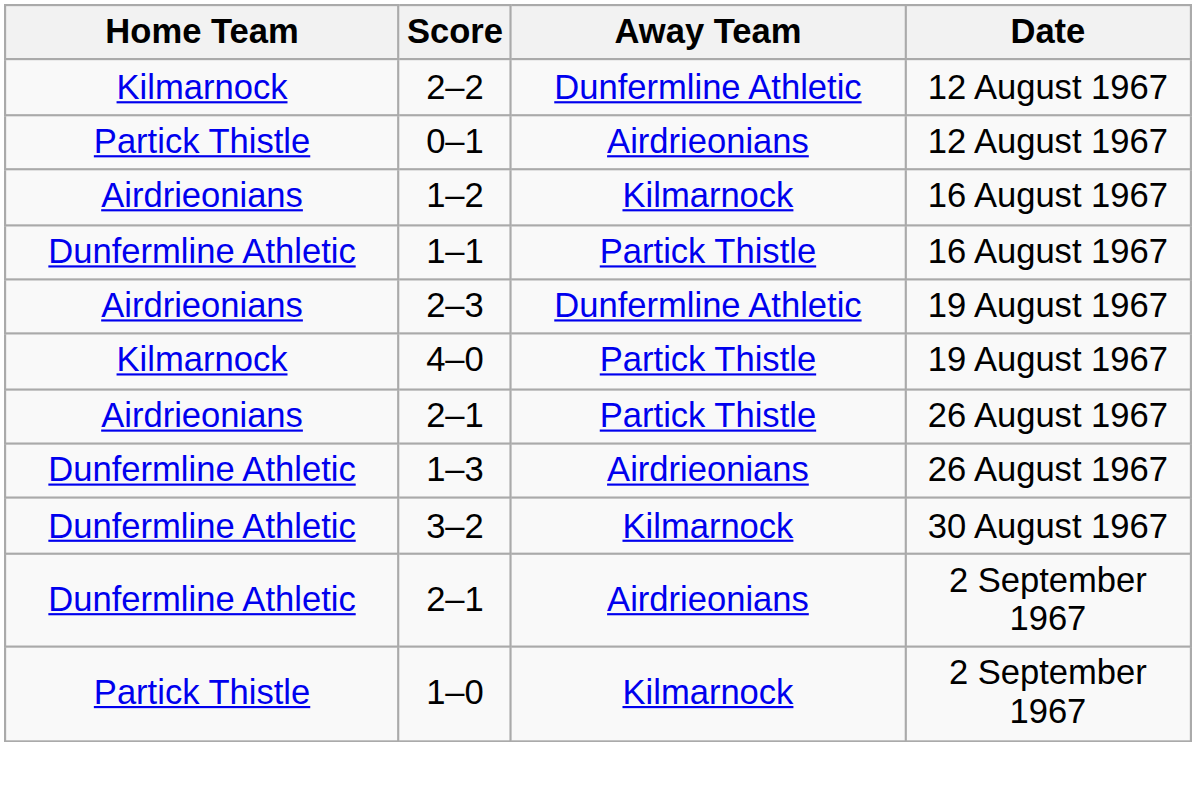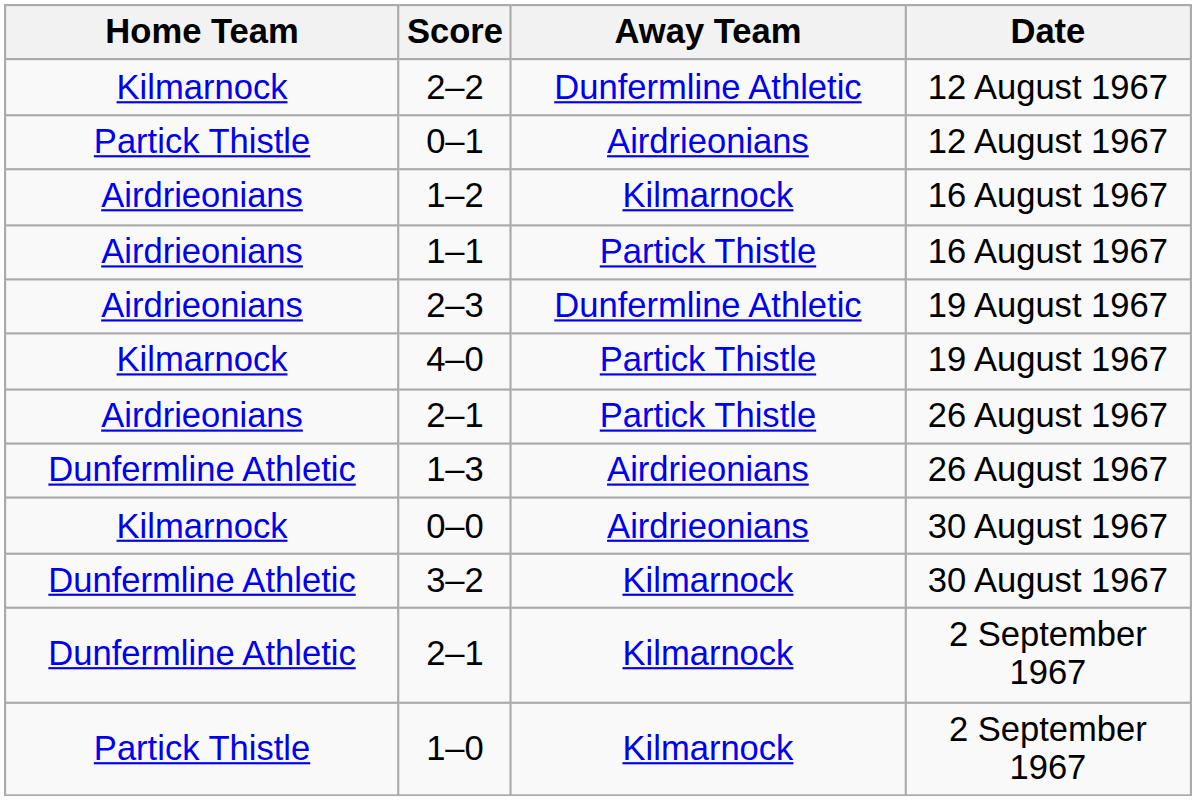(202, 251) Dunfermline Athletic -> (202, 251) Airdrieonians
+ row: (455, 525)
(708, 599) Airdrieonians -> (708, 654) Kilmarnock
